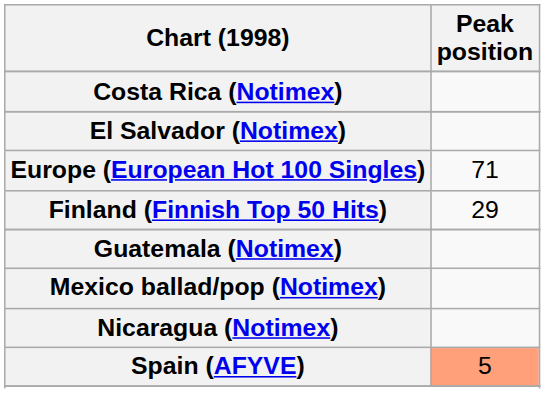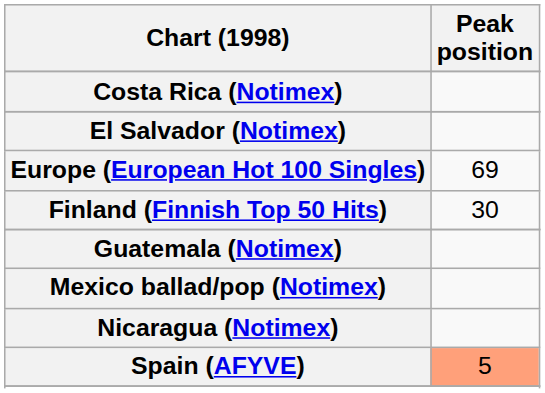(485, 170) 71 -> (485, 170) 69
(485, 209) 29 -> (485, 209) 30
